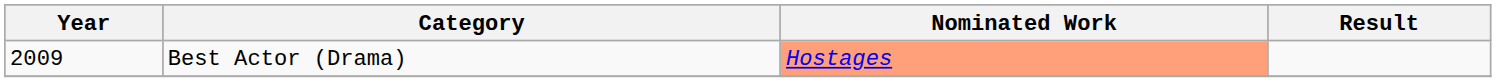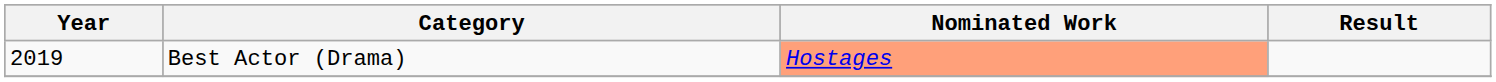(37, 59) 2009 -> (37, 59) 2019
